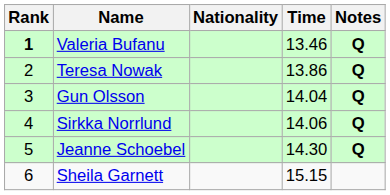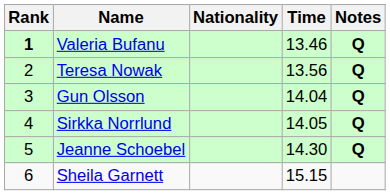(307, 70) 13.86 -> (307, 70) 13.56
(307, 123) 14.06 -> (307, 123) 14.05
